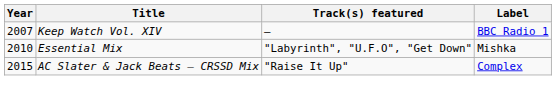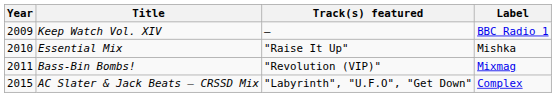(20, 31) 2007 -> (20, 31) 2009
(368, 48) "Labyrinth", "U.F.O", "Get Down" -> (306, 48) "Raise It Up"
+ row: (87, 66)
(306, 66) "Raise It Up" -> (368, 84) "Labyrinth", "U.F.O", "Get Down"
